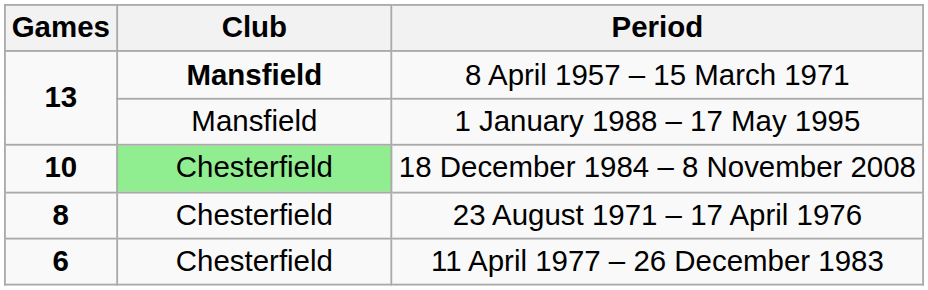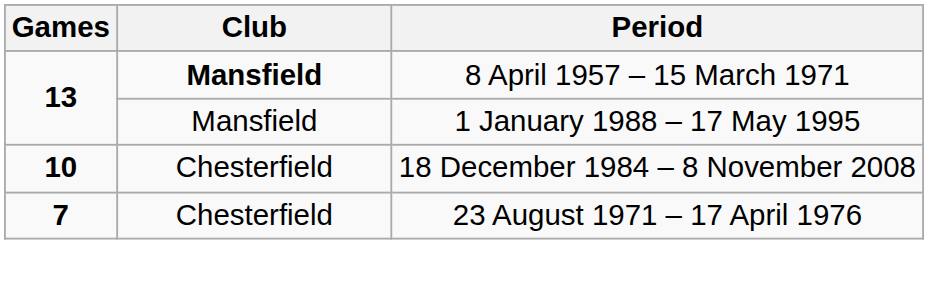(254, 167) lightgreen background -> (254, 167) no background
(61, 214) 8 -> (61, 214) 7
- row: (657, 261)
